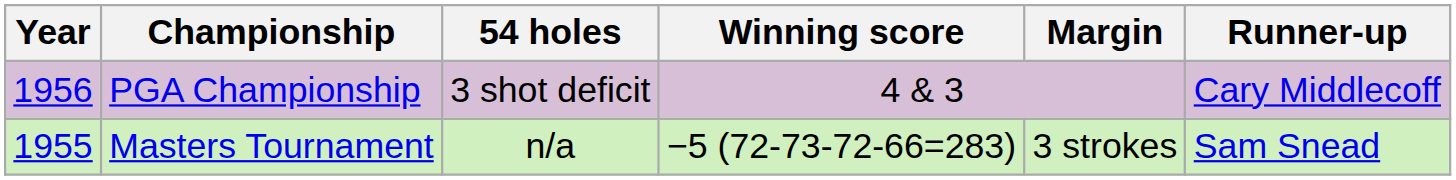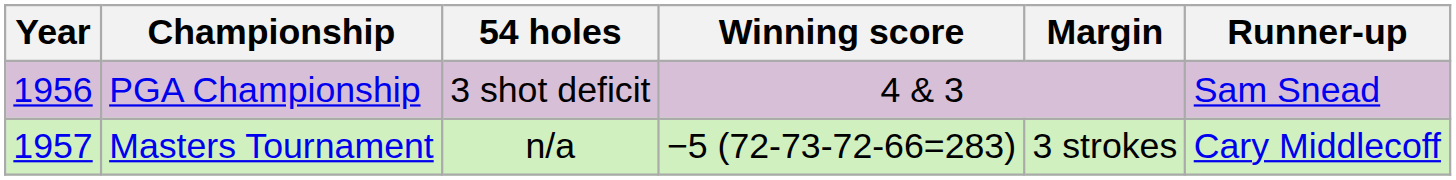(1317, 89) Cary Middlecoff -> (1287, 89) Sam Snead
(53, 145) 1955 -> (53, 145) 1957
(1287, 145) Sam Snead -> (1317, 145) Cary Middlecoff
